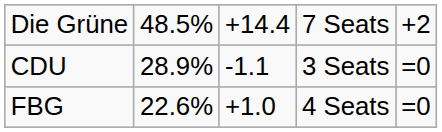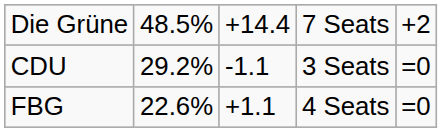(177, 65) 28.9% -> (177, 65) 29.2%
(250, 106) +1.0 -> (250, 106) +1.1
